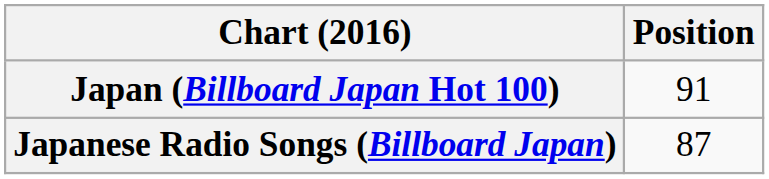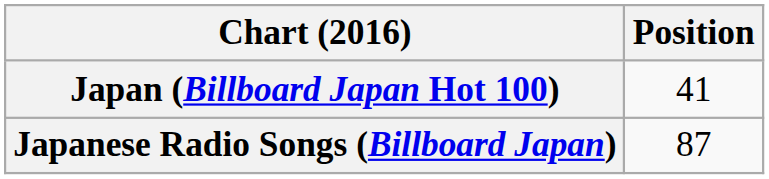(694, 88) 91 -> (694, 88) 41
